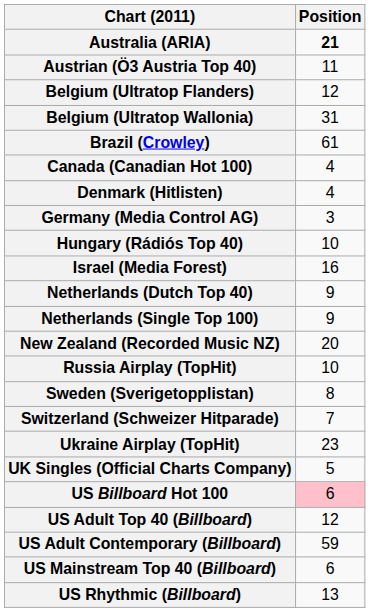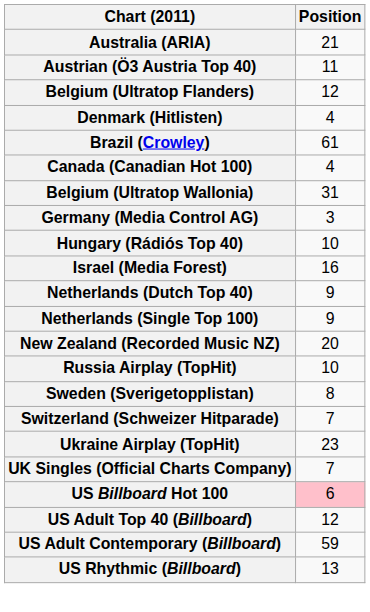(330, 42) bold -> (330, 42) normal
rows swapped: (150, 117) <-> (150, 192)
(330, 469) 5 -> (330, 469) 7
- row: (150, 569)
